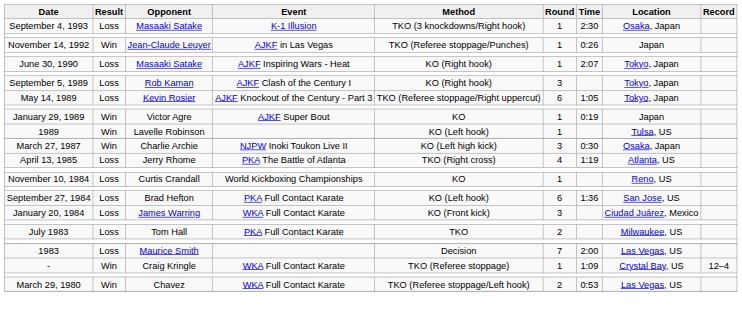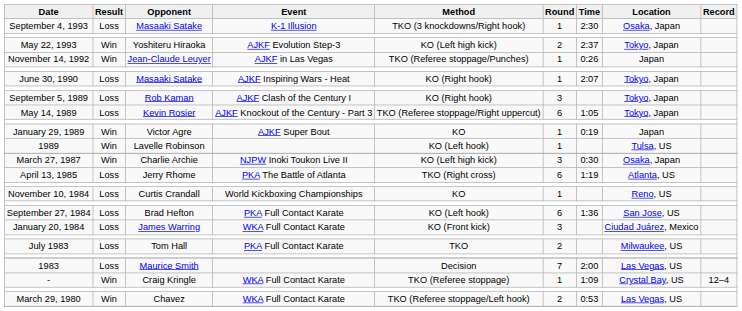+ row: (49, 45)
(560, 160) 4 -> (560, 175) 6
